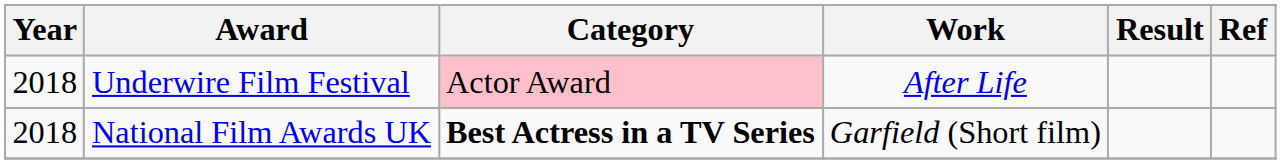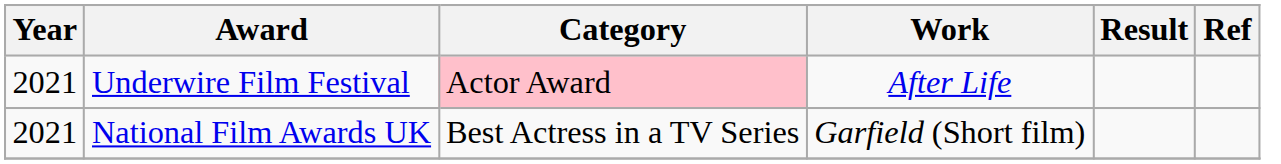(45, 81) 2018 -> (45, 81) 2021
(45, 132) 2018 -> (45, 132) 2021
(630, 132) bold -> (623, 132) normal
